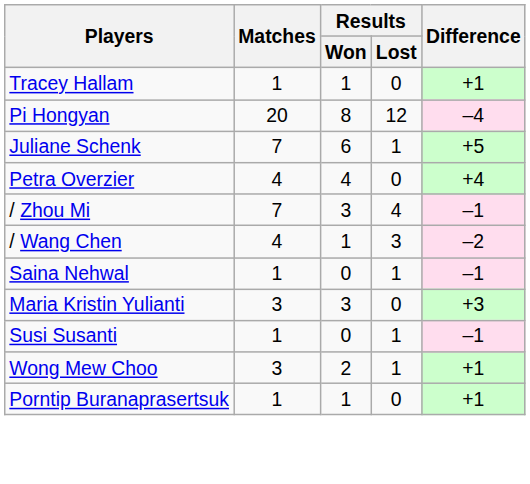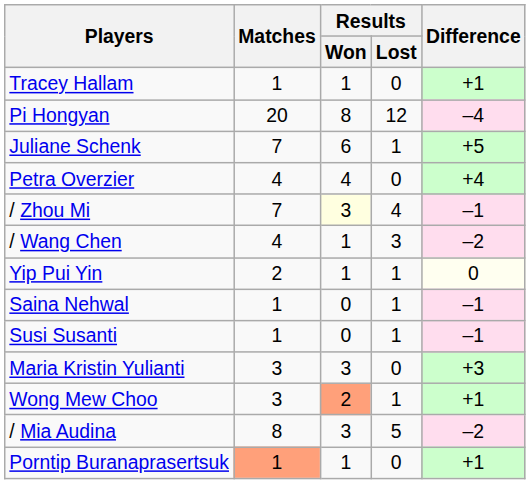(346, 210) no background -> (346, 210) lightyellow background
+ row: (56, 273)
rows swapped: (97, 305) <-> (63, 336)
(346, 368) no background -> (346, 399) lightsalmon background
+ row: (63, 431)
(277, 399) no background -> (277, 463) lightsalmon background
